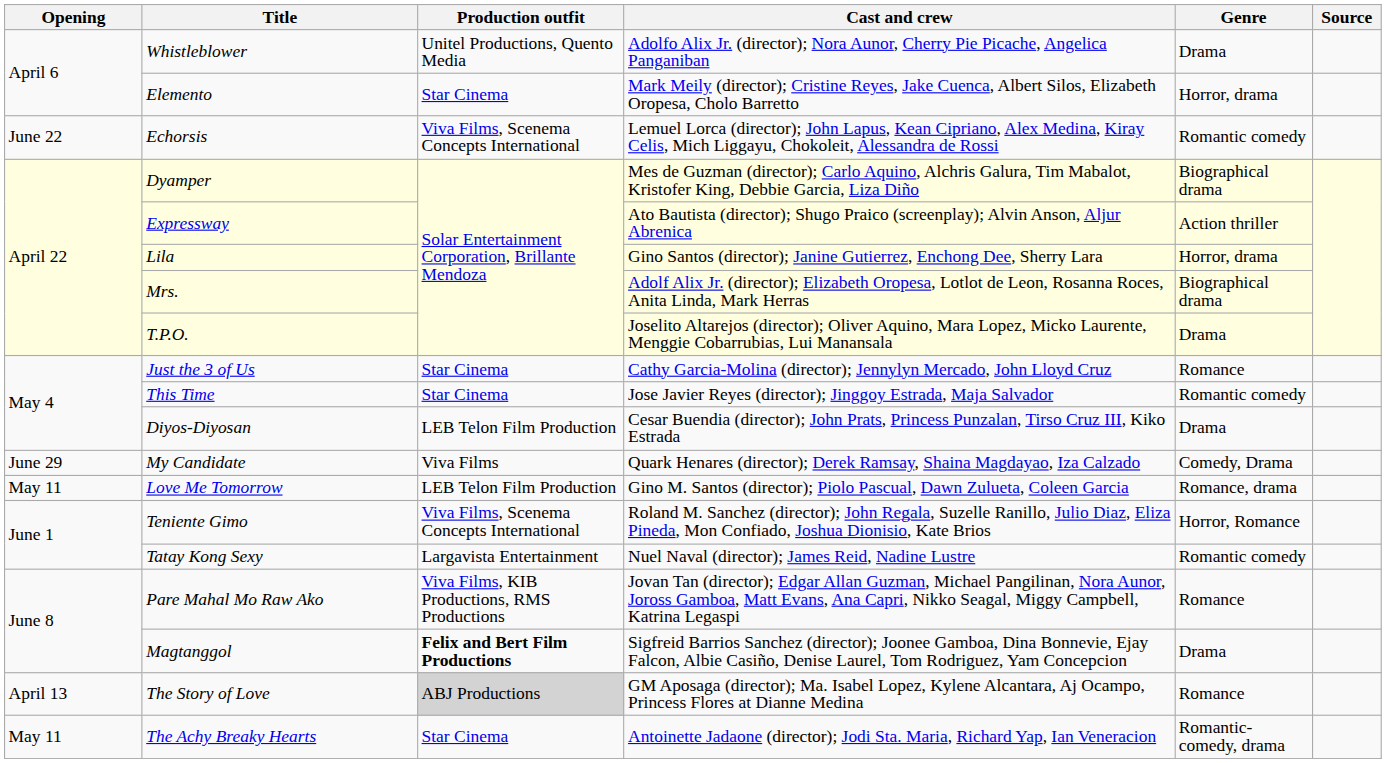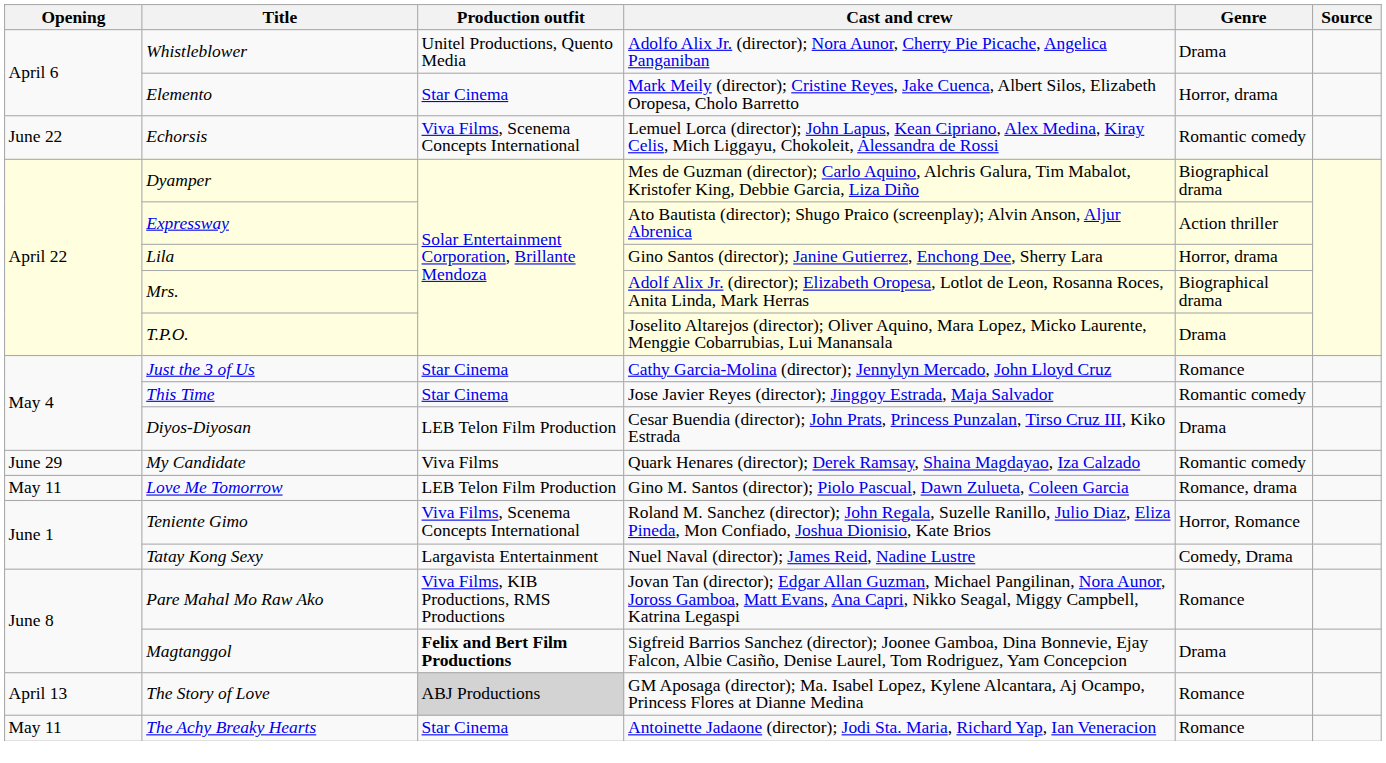(1236, 462) Comedy, Drama -> (1242, 462) Romantic comedy
(1242, 556) Romantic comedy -> (1236, 556) Comedy, Drama
(1232, 736) Romantic-comedy, drama -> (1212, 728) Romance
